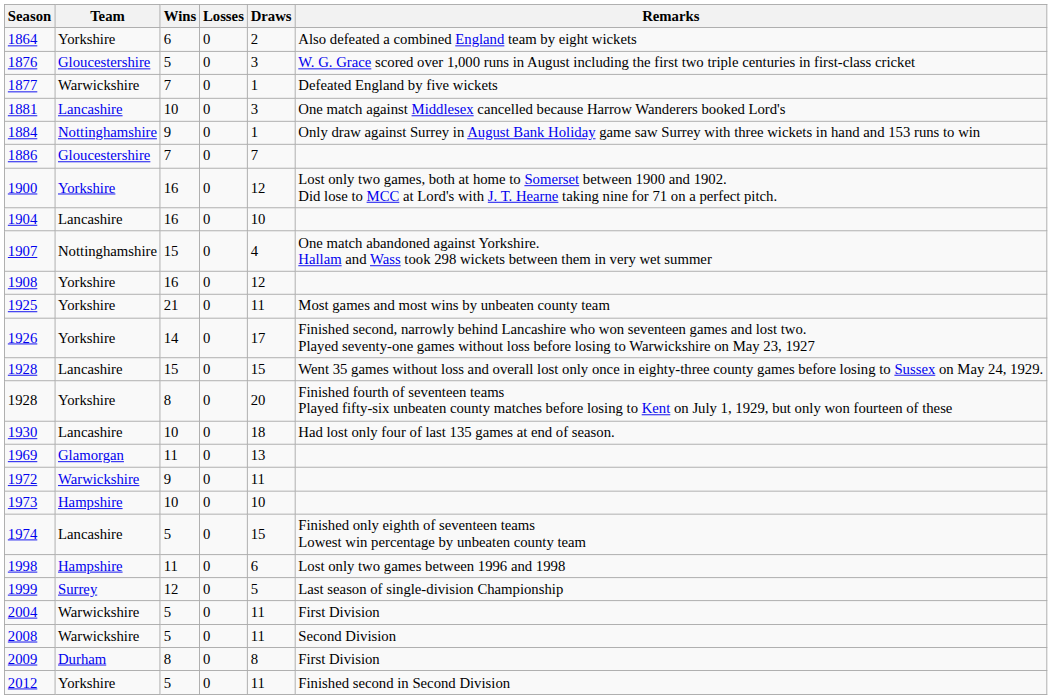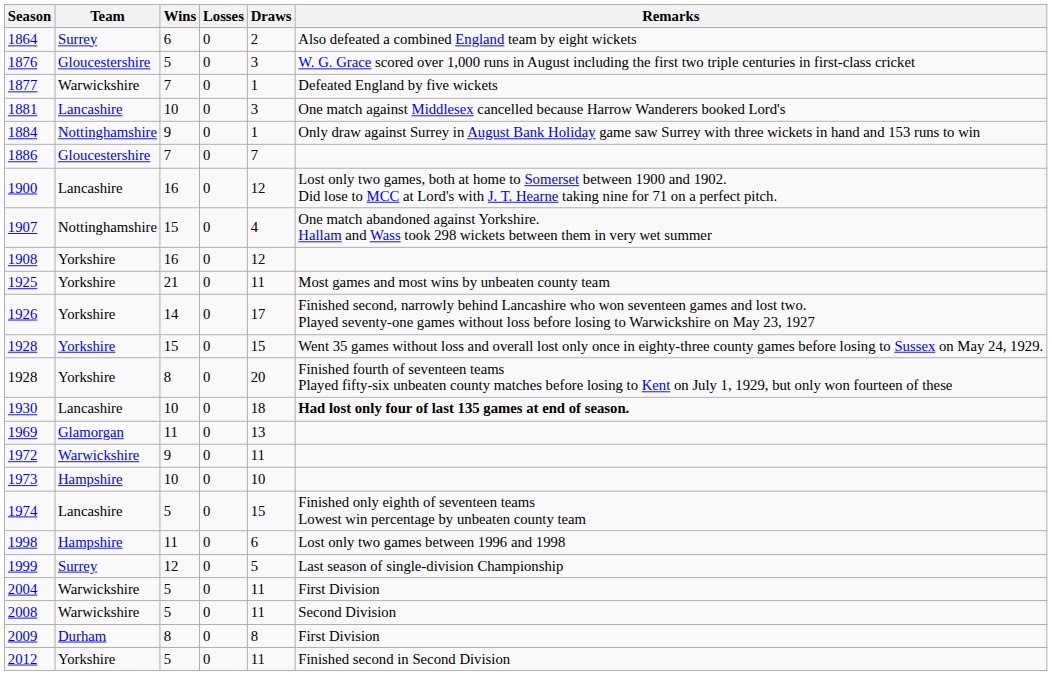(87, 39) Yorkshire -> (78, 39) Surrey
(87, 187) Yorkshire -> (90, 187) Lancashire
- row: (23, 219)
(90, 369) Lancashire -> (87, 345) Yorkshire
(457, 432) normal -> (464, 409) bold
